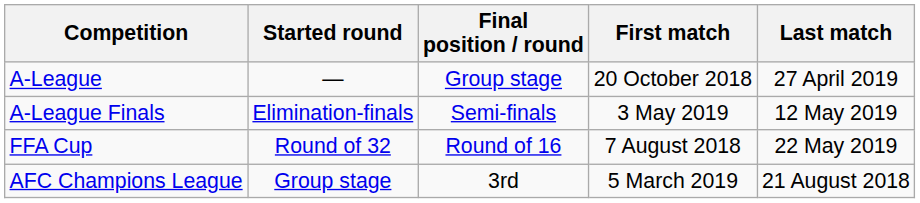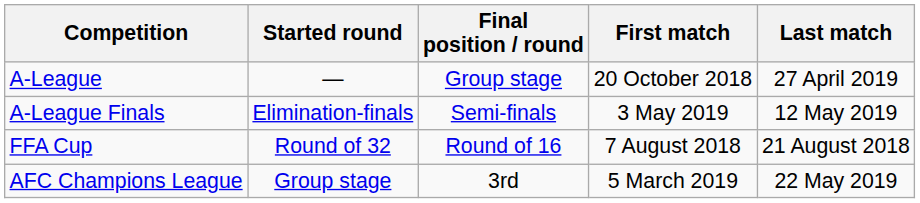(836, 146) 22 May 2019 -> (836, 146) 21 August 2018
(836, 180) 21 August 2018 -> (836, 180) 22 May 2019
